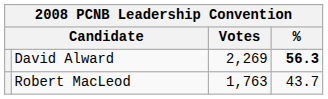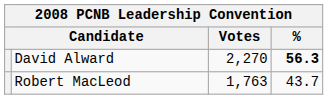(247, 61) 2,269 -> (247, 61) 2,270
